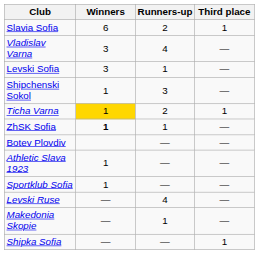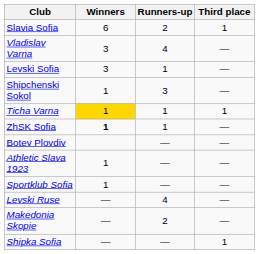(165, 111) 2 -> (165, 111) 1
(165, 220) 1 -> (165, 220) 2
